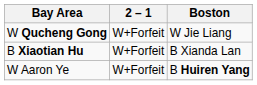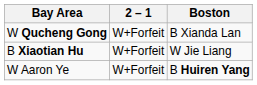(201, 32) W Jie Liang -> (205, 32) B Xianda Lan
(205, 51) B Xianda Lan -> (201, 51) W Jie Liang
